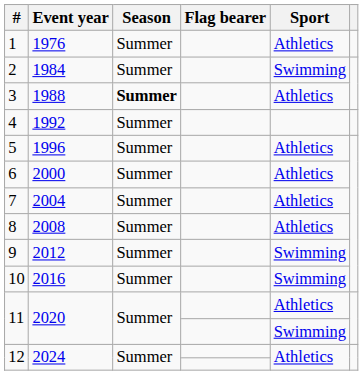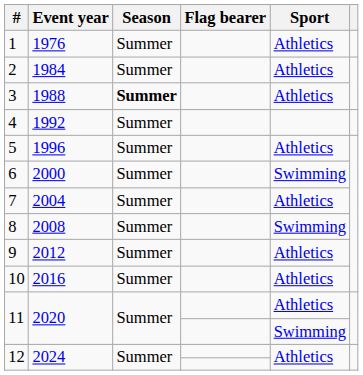(310, 69) Swimming -> (303, 69) Athletics
(303, 174) Athletics -> (310, 174) Swimming
(303, 226) Athletics -> (310, 226) Swimming
(310, 252) Swimming -> (303, 252) Athletics
(310, 278) Swimming -> (303, 278) Athletics
